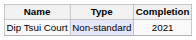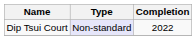(163, 27) 2021 -> (163, 27) 2022
